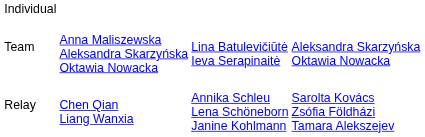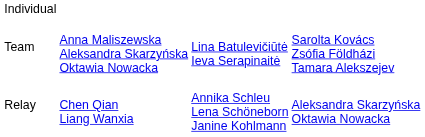(356, 54) Aleksandra Skarzyńska Oktawia Nowacka -> (343, 54) Sarolta Kovács Zsófia Földházi Tamara Alekszejev
(343, 112) Sarolta Kovács Zsófia Földházi Tamara Alekszejev -> (356, 112) Aleksandra Skarzyńska Oktawia Nowacka
